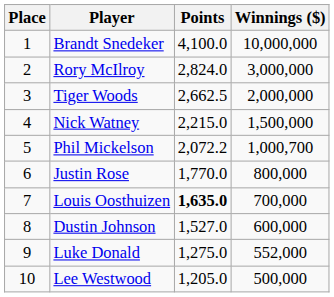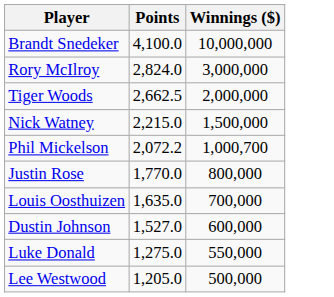- column: (27, 17)
(202, 200) bold -> (157, 200) normal
(280, 252) 552,000 -> (235, 252) 550,000
